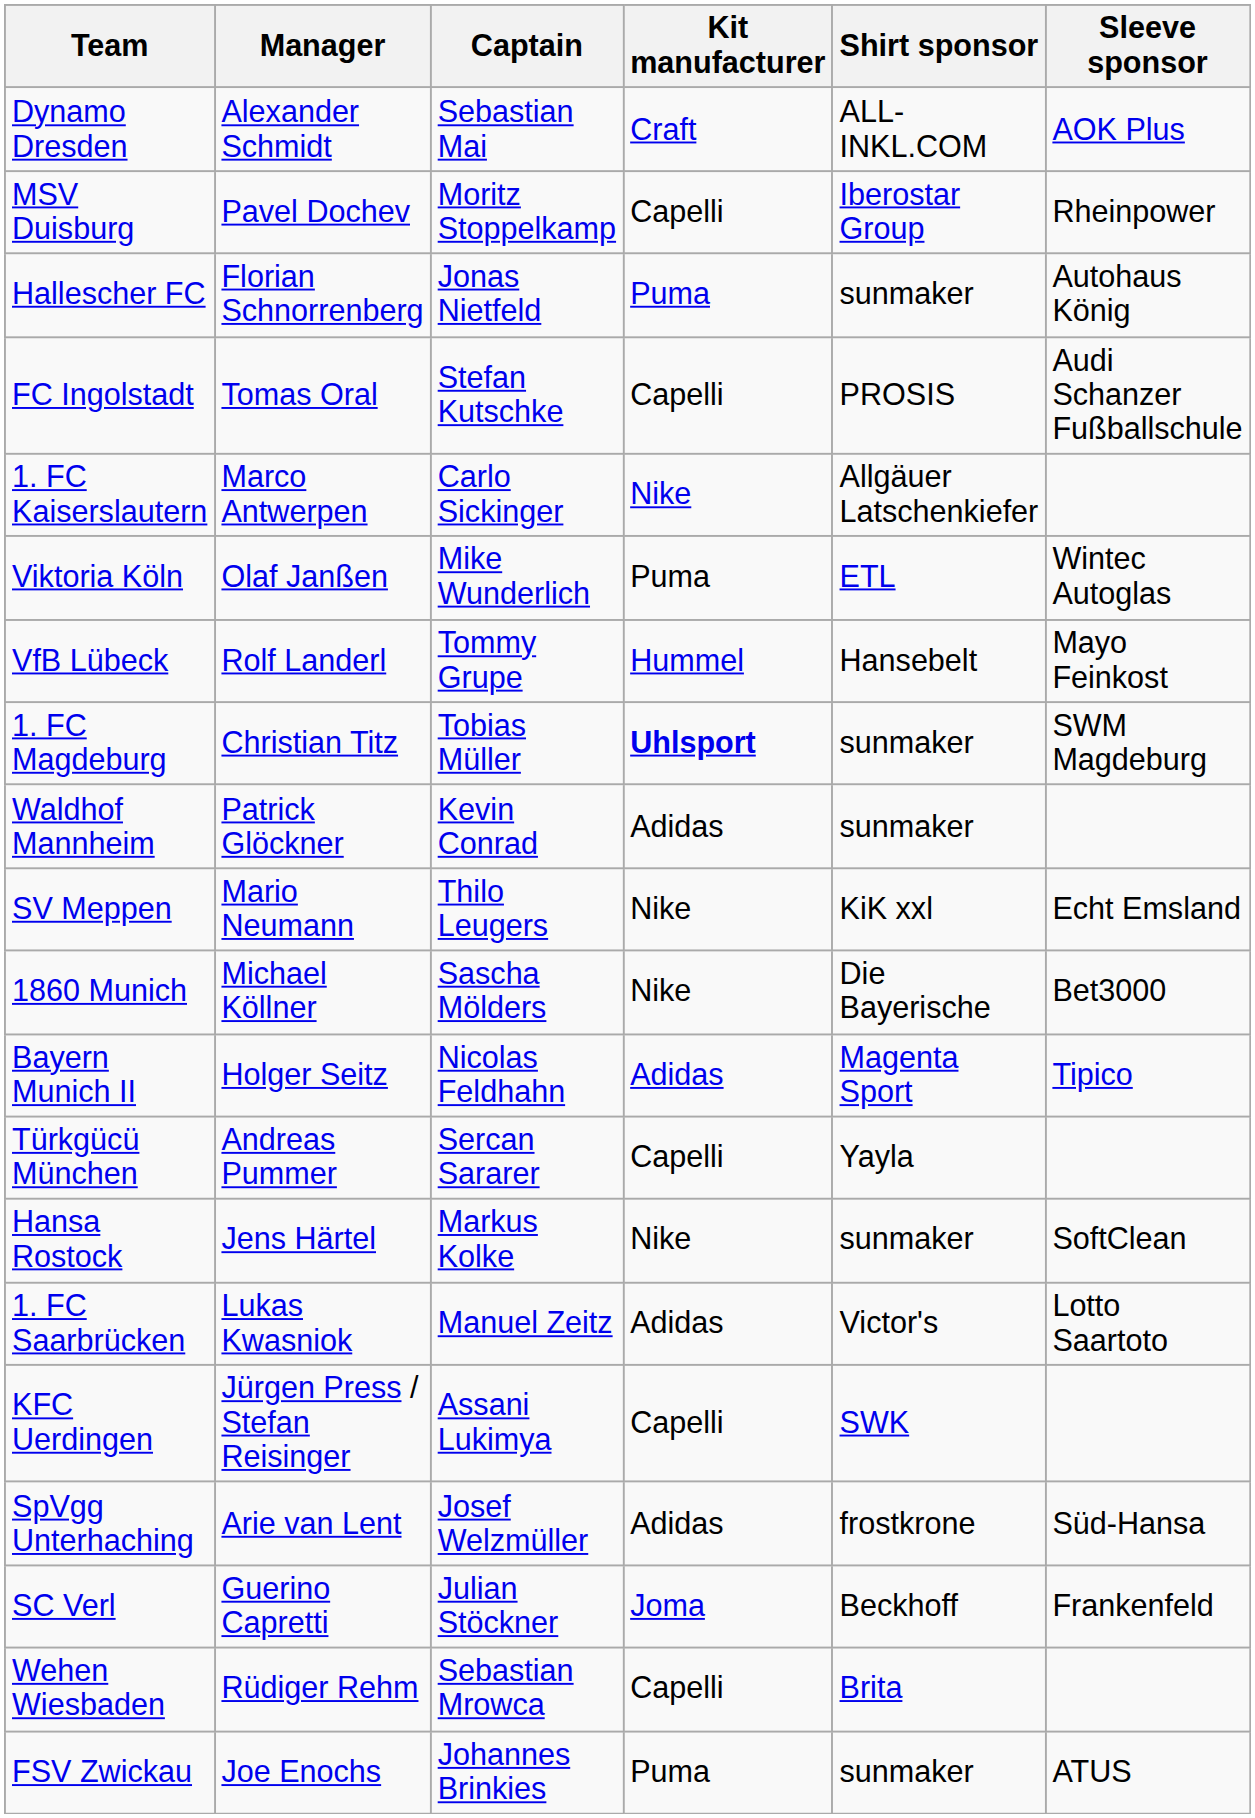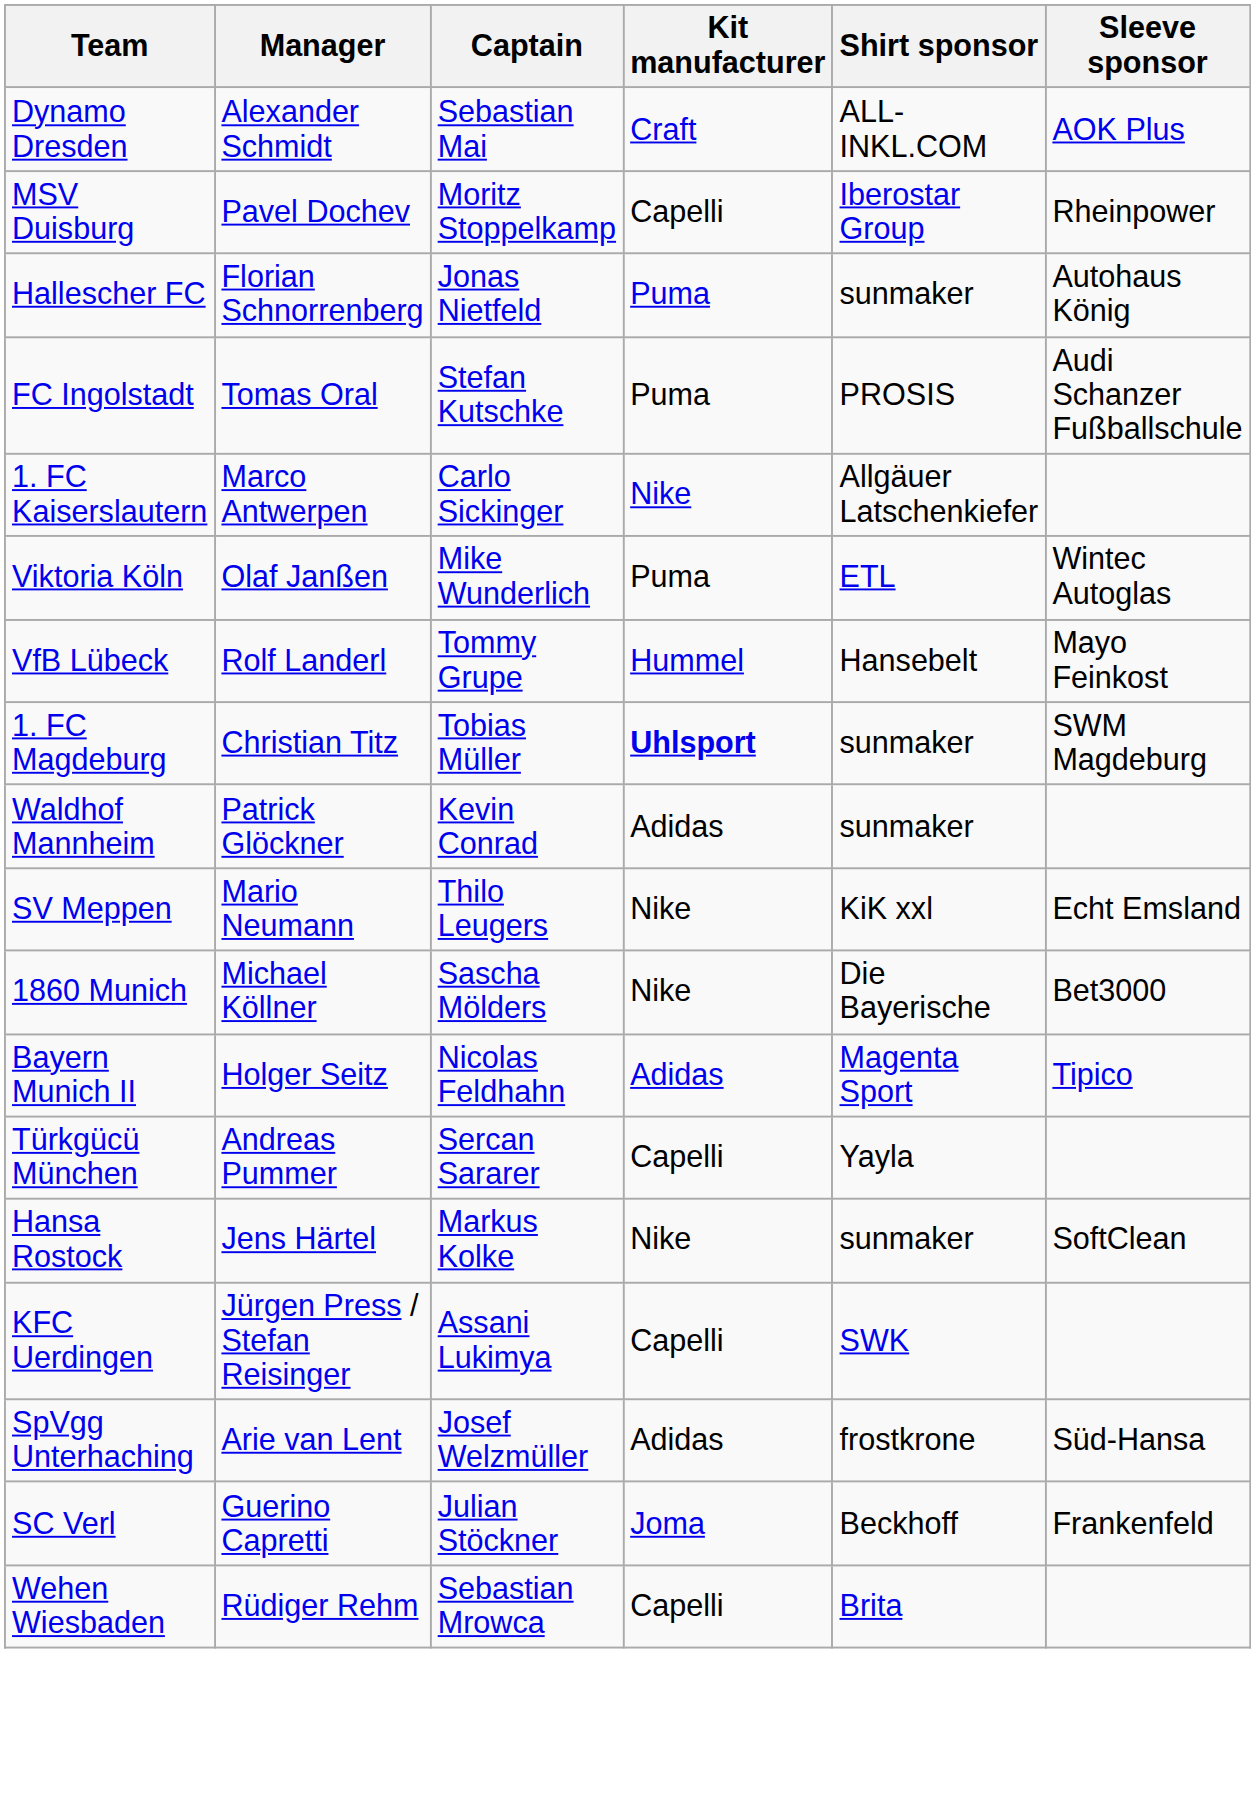(677, 394) Capelli -> (670, 394) Puma
- row: (99, 1322)
- row: (102, 1771)
